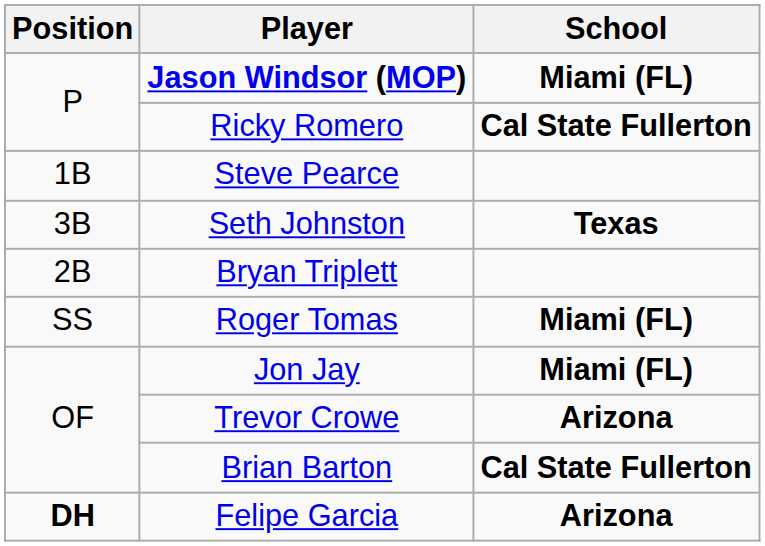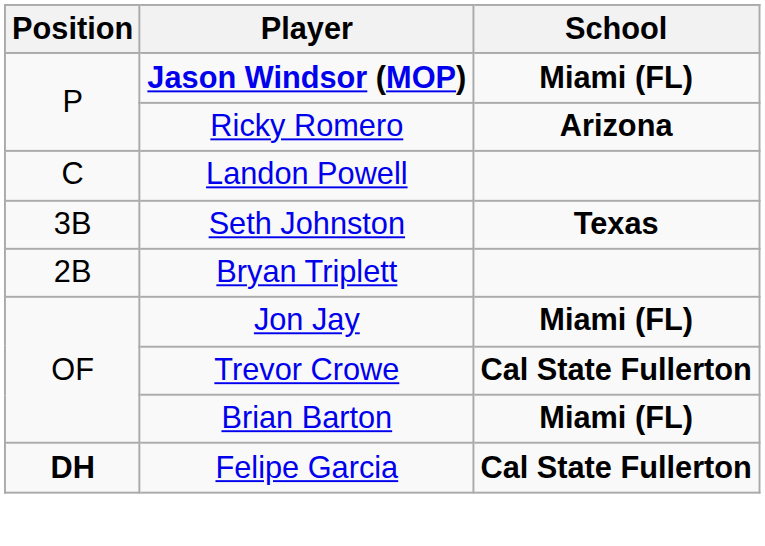(616, 126) Cal State Fullerton -> (616, 126) Arizona
+ row: (307, 175)
- row: (307, 175)
- row: (307, 321)
(616, 418) Arizona -> (616, 369) Cal State Fullerton
(616, 467) Cal State Fullerton -> (616, 418) Miami (FL)
(616, 516) Arizona -> (616, 467) Cal State Fullerton
